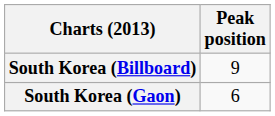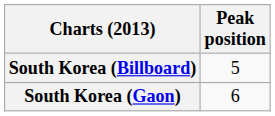(235, 67) 9 -> (235, 67) 5
